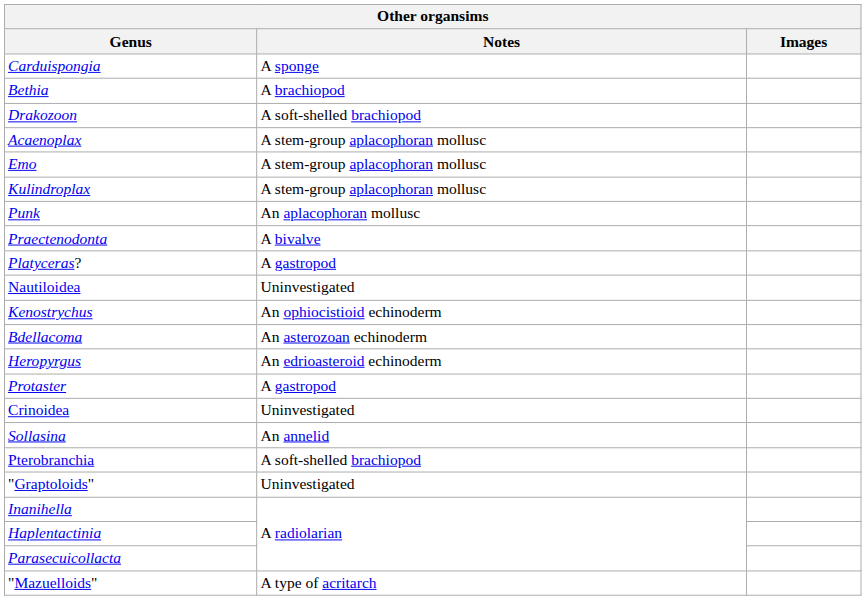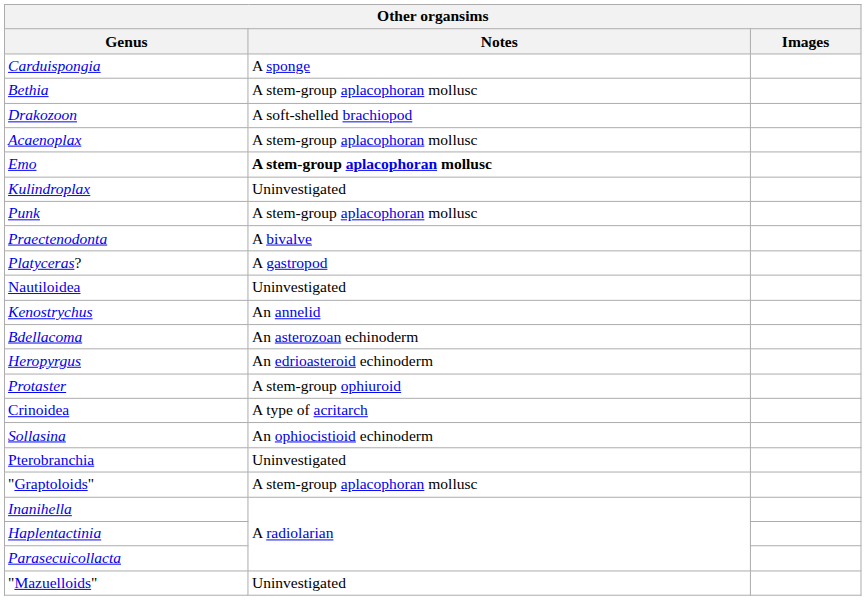(303, 90) A brachiopod -> (365, 90) A stem-group aplacophoran mollusc
(373, 164) normal -> (372, 164) bold
(373, 189) A stem-group aplacophoran mollusc -> (299, 189) Uninvestigated
(340, 213) An aplacophoran mollusc -> (365, 213) A stem-group aplacophoran mollusc
(351, 312) An ophiocistioid echinoderm -> (286, 312) An annelid
(298, 386) A gastropod -> (327, 386) A stem-group ophiuroid
(308, 410) Uninvestigated -> (310, 410) A type of acritarch
(295, 435) An annelid -> (342, 435) An ophiocistioid echinoderm
(341, 459) A soft-shelled brachiopod -> (299, 459) Uninvestigated
(308, 484) Uninvestigated -> (365, 484) A stem-group aplacophoran mollusc
(319, 582) A type of acritarch -> (299, 582) Uninvestigated
